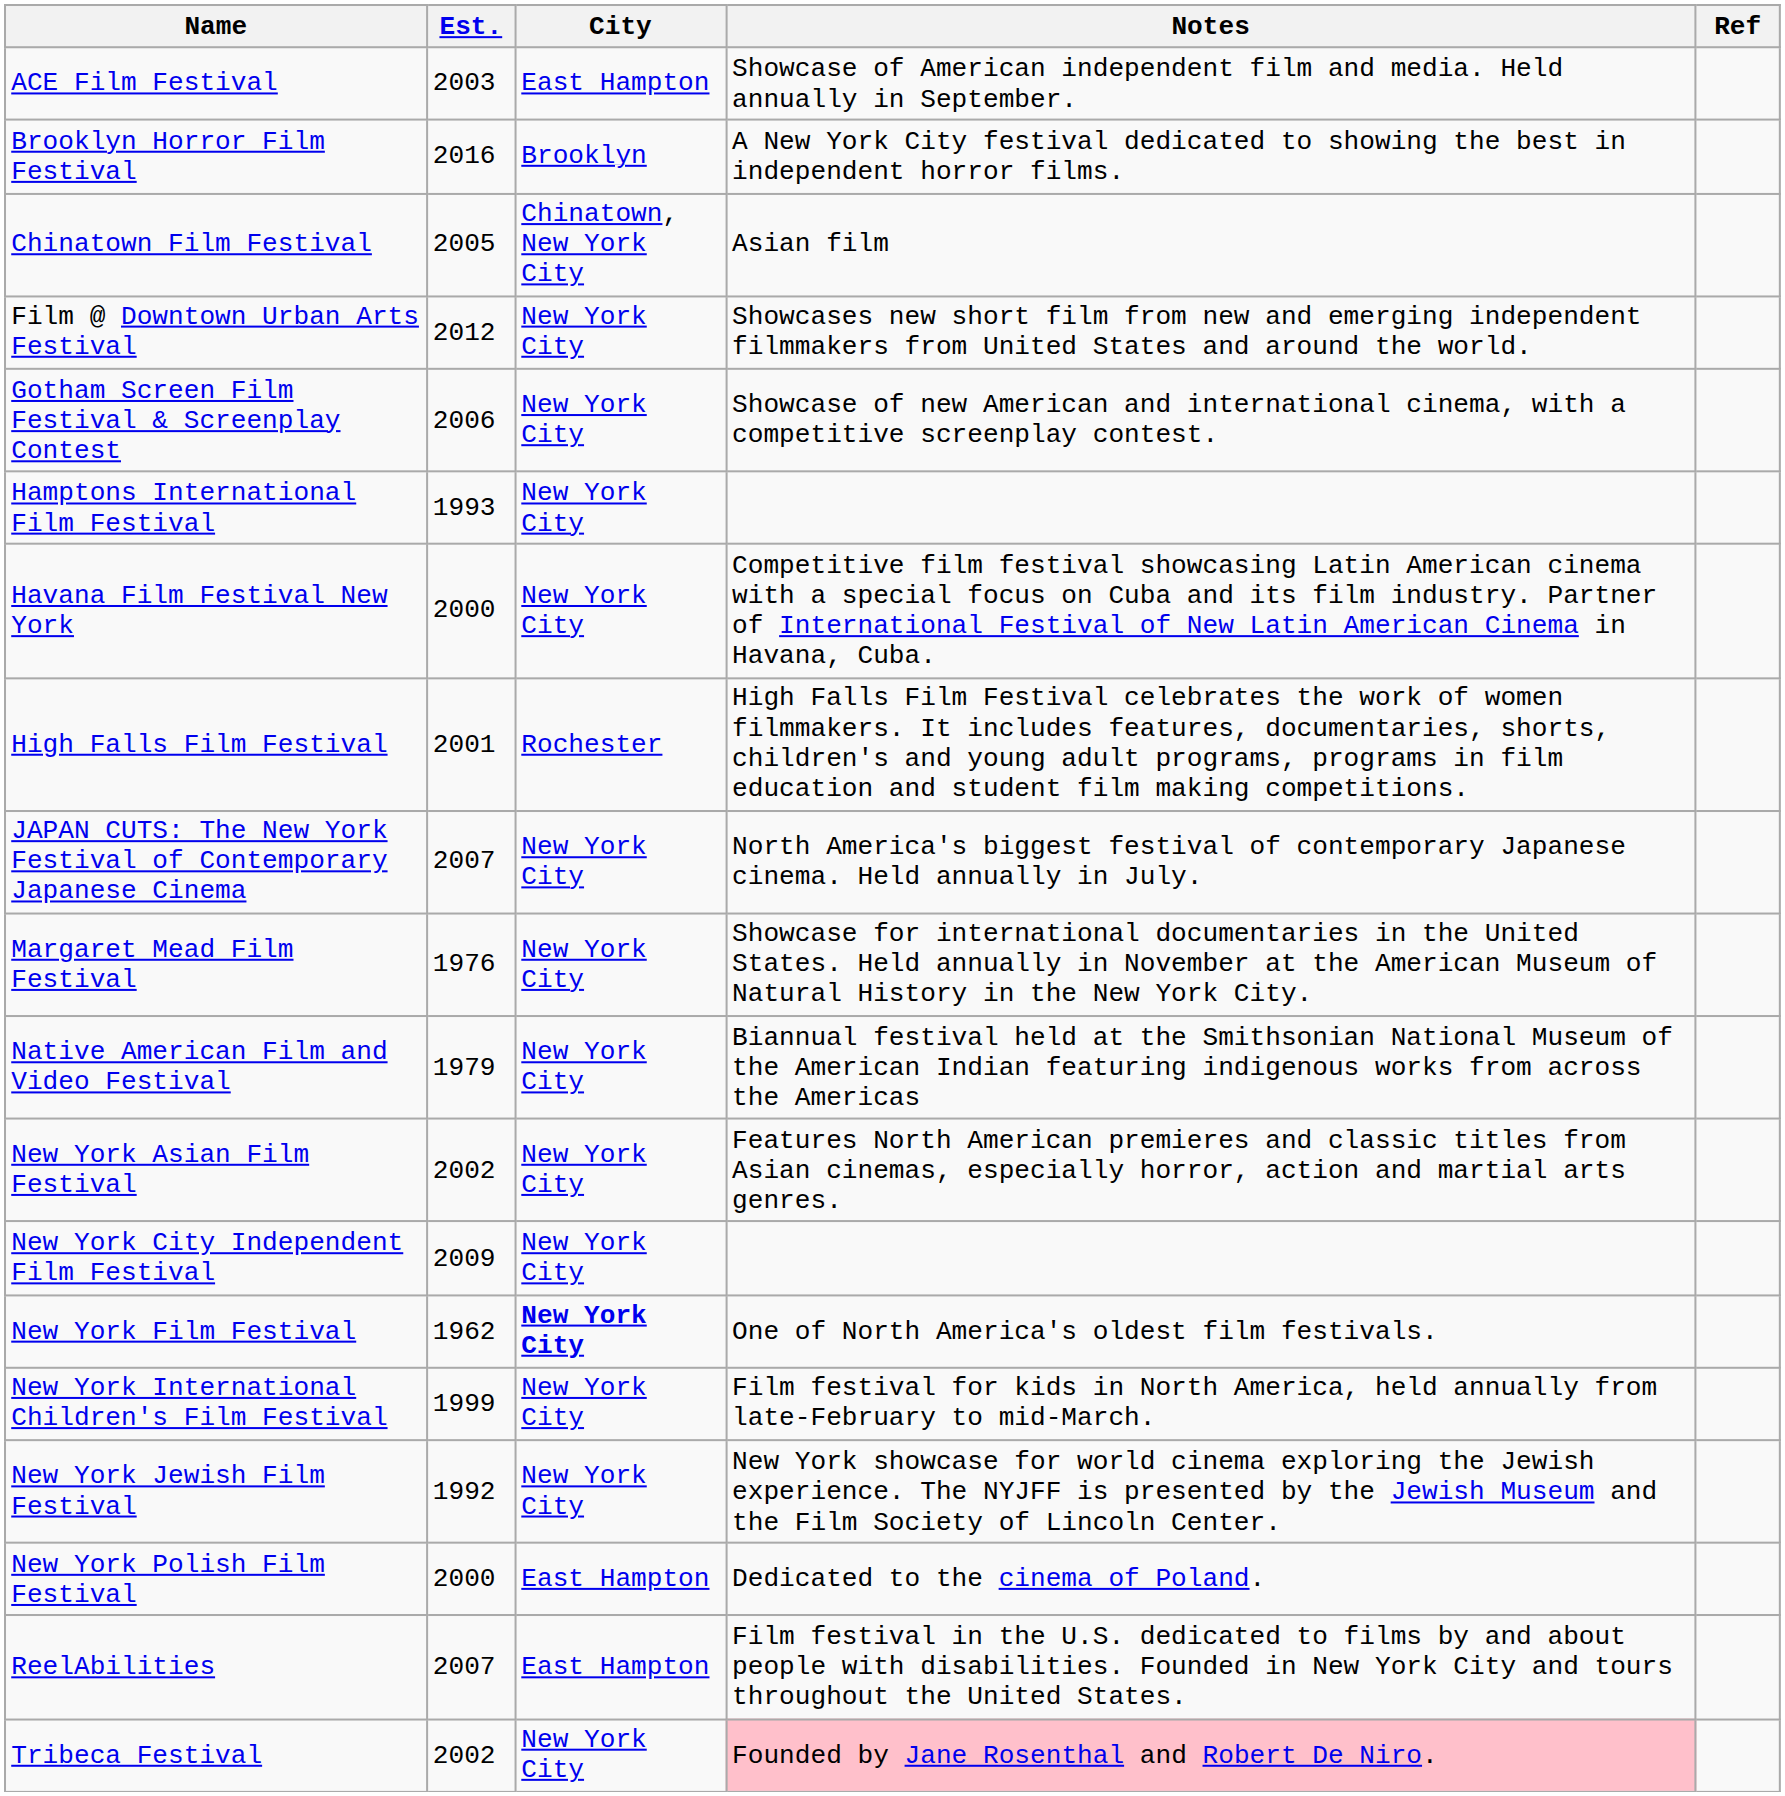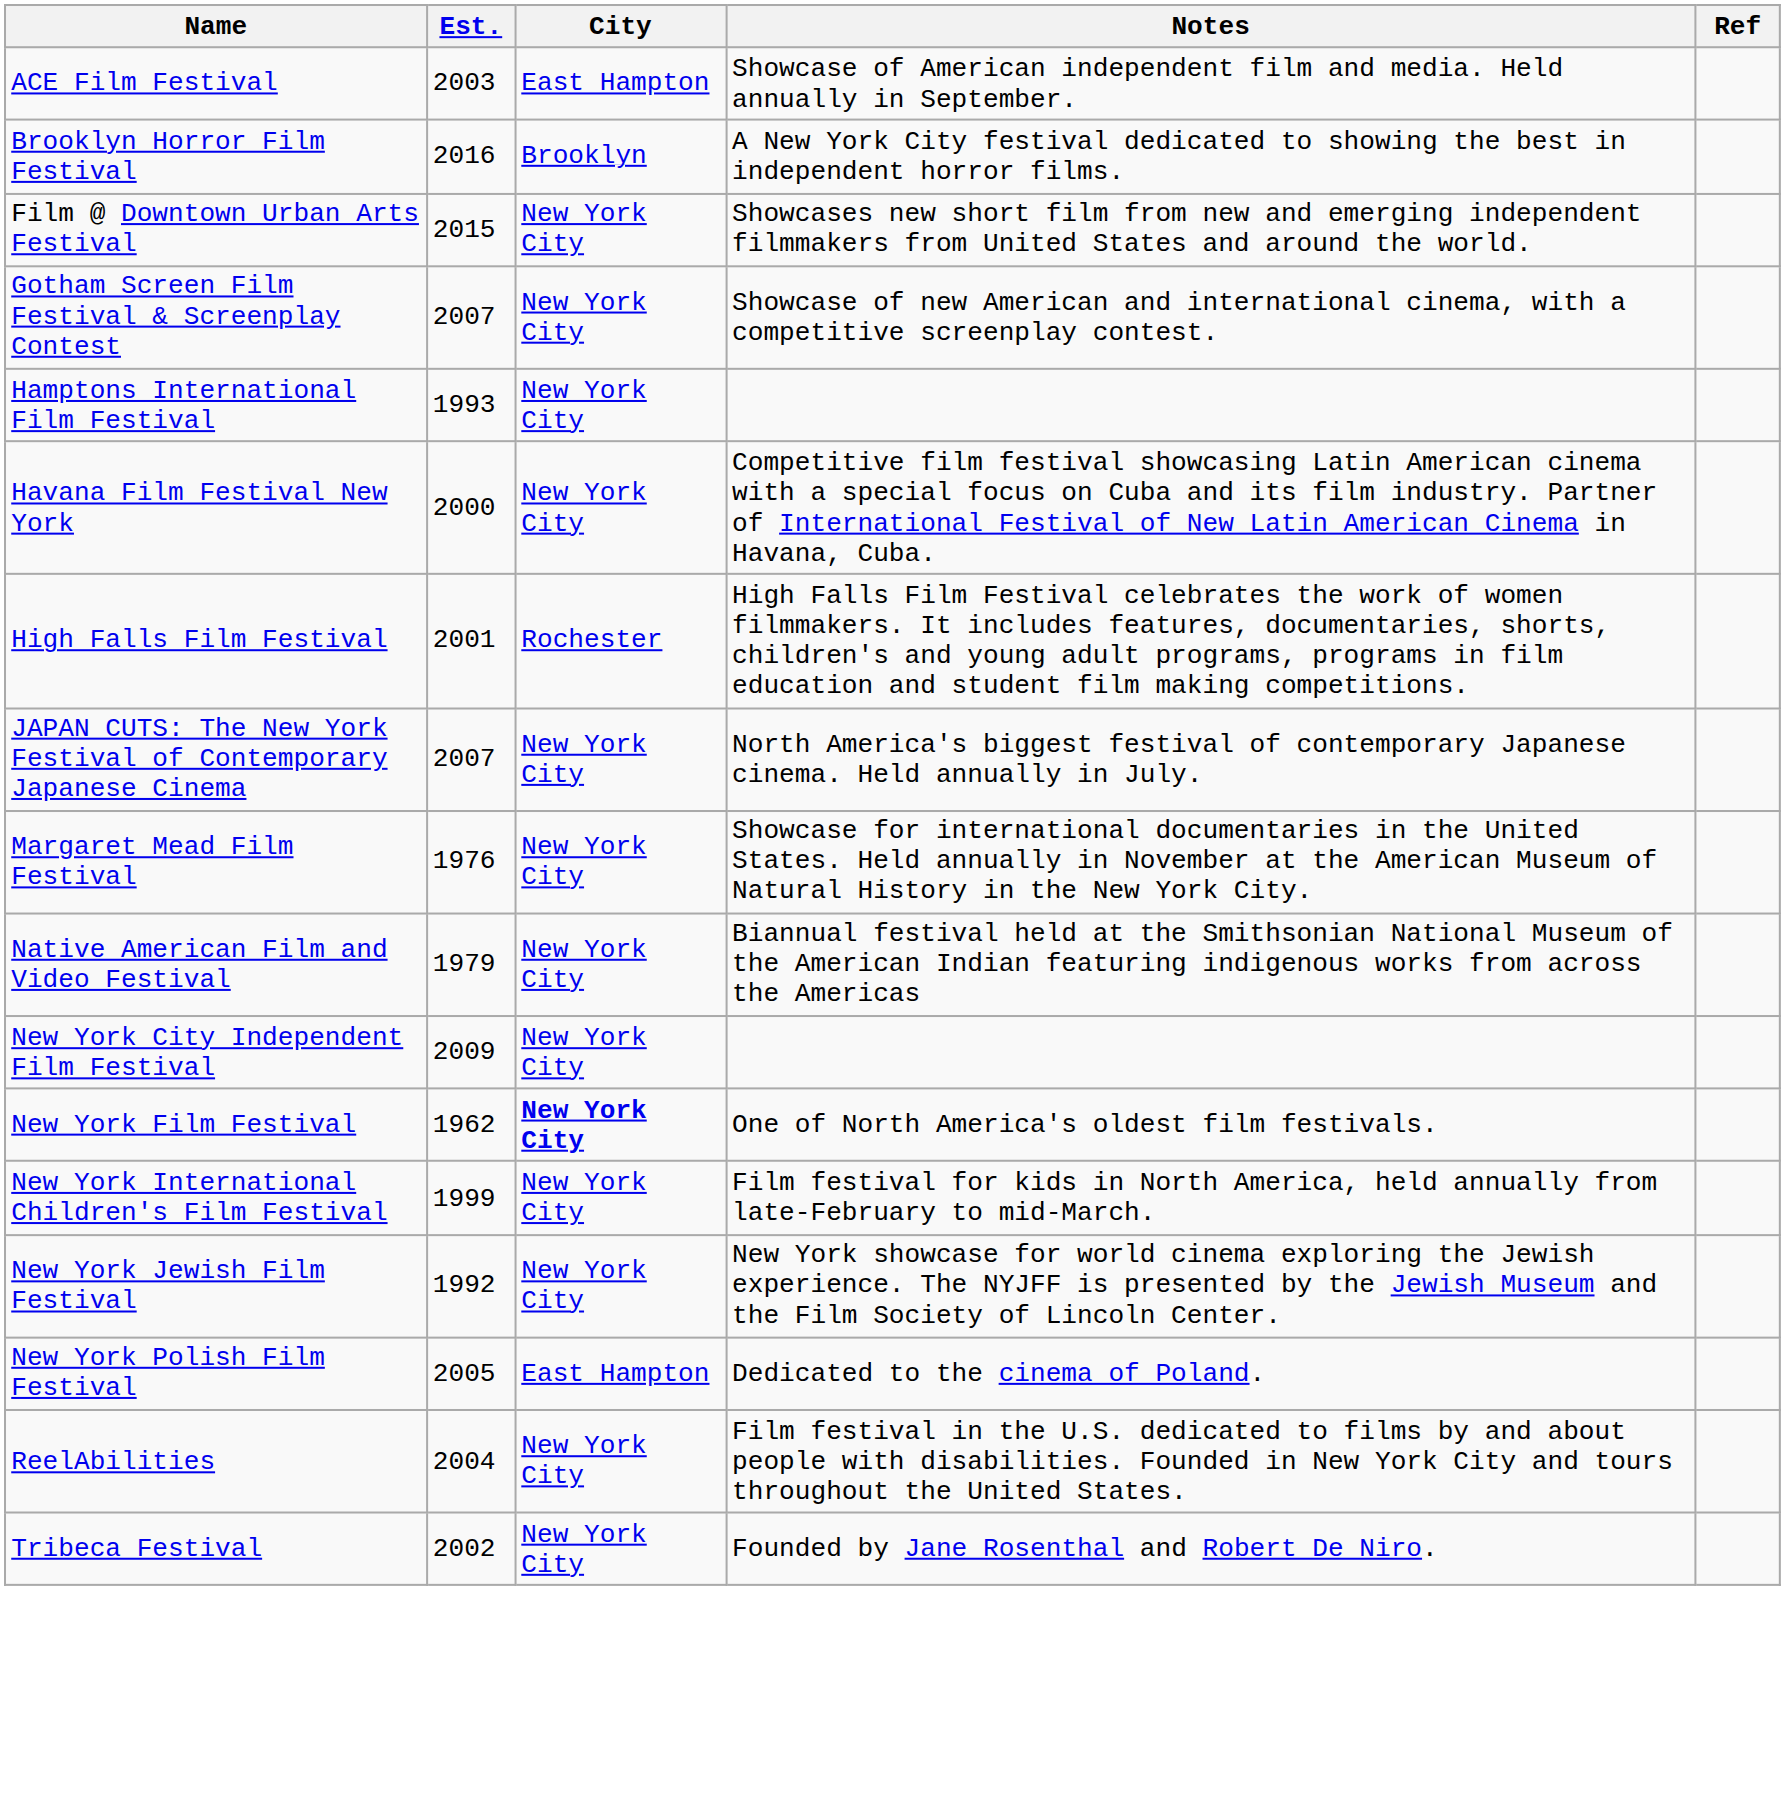- row: (192, 245)
(464, 332) 2012 -> (464, 229) 2015
(464, 420) 2006 -> (464, 317) 2007
- row: (160, 1170)
(464, 1579) 2000 -> (464, 1374) 2005
(464, 1667) 2007 -> (464, 1461) 2004
(615, 1667) East Hampton -> (584, 1461) New York City
(1085, 1755) pink background -> (1085, 1549) no background
